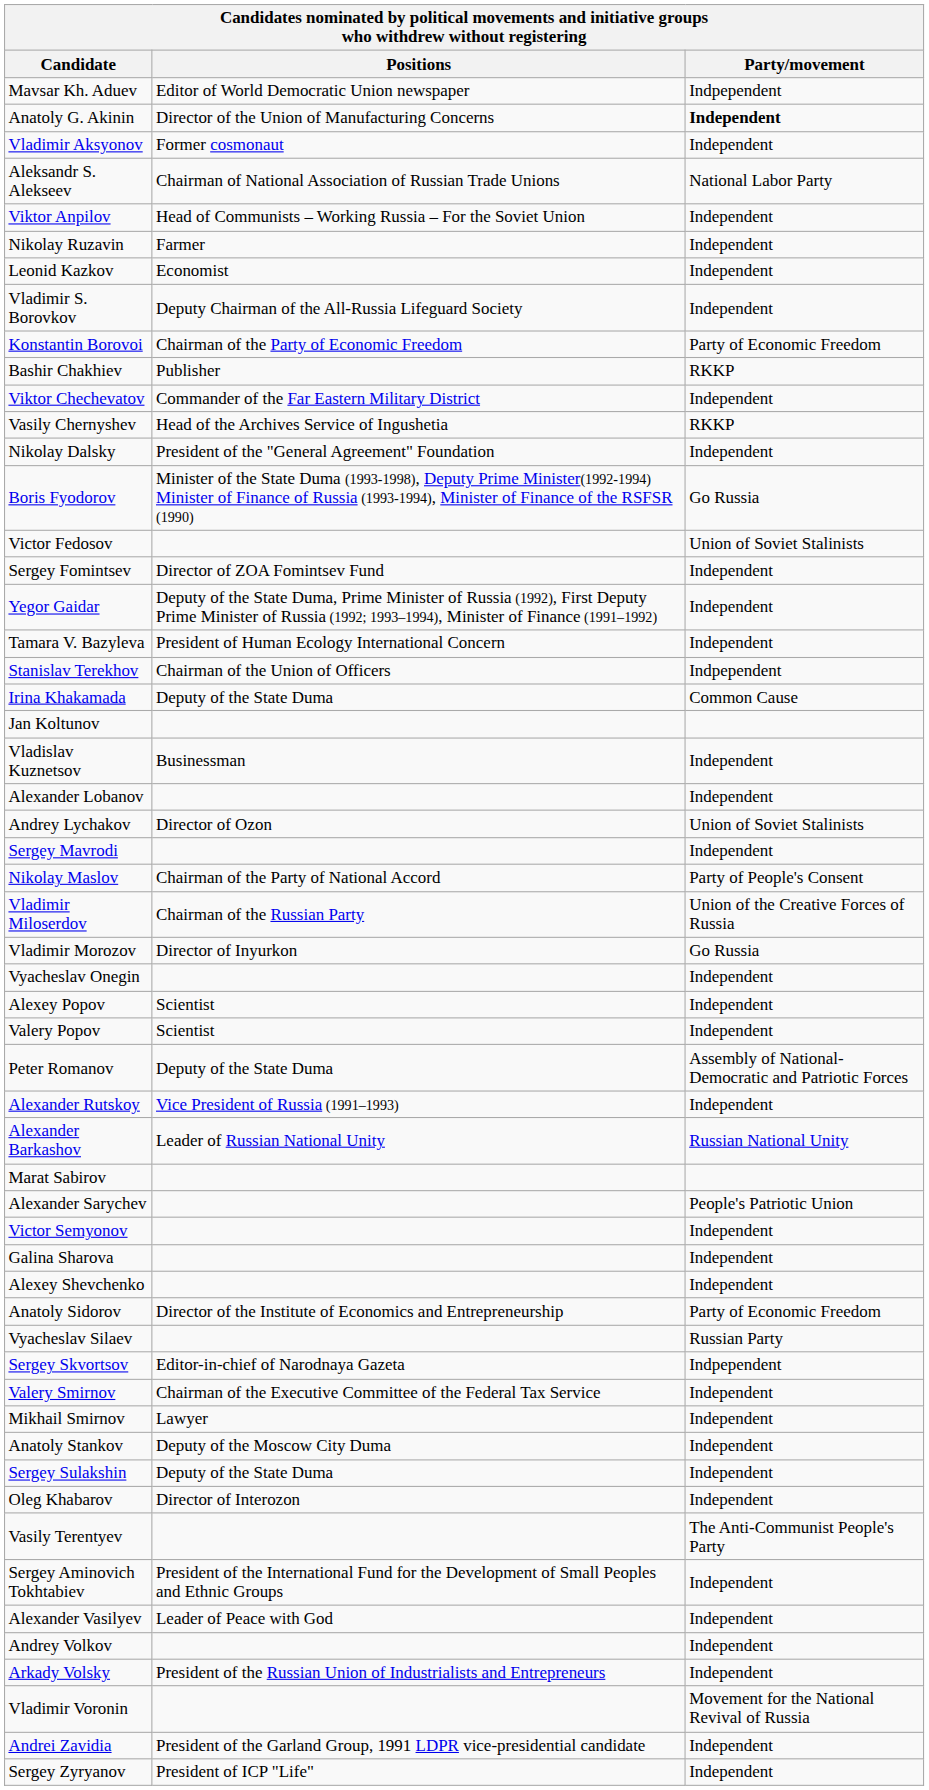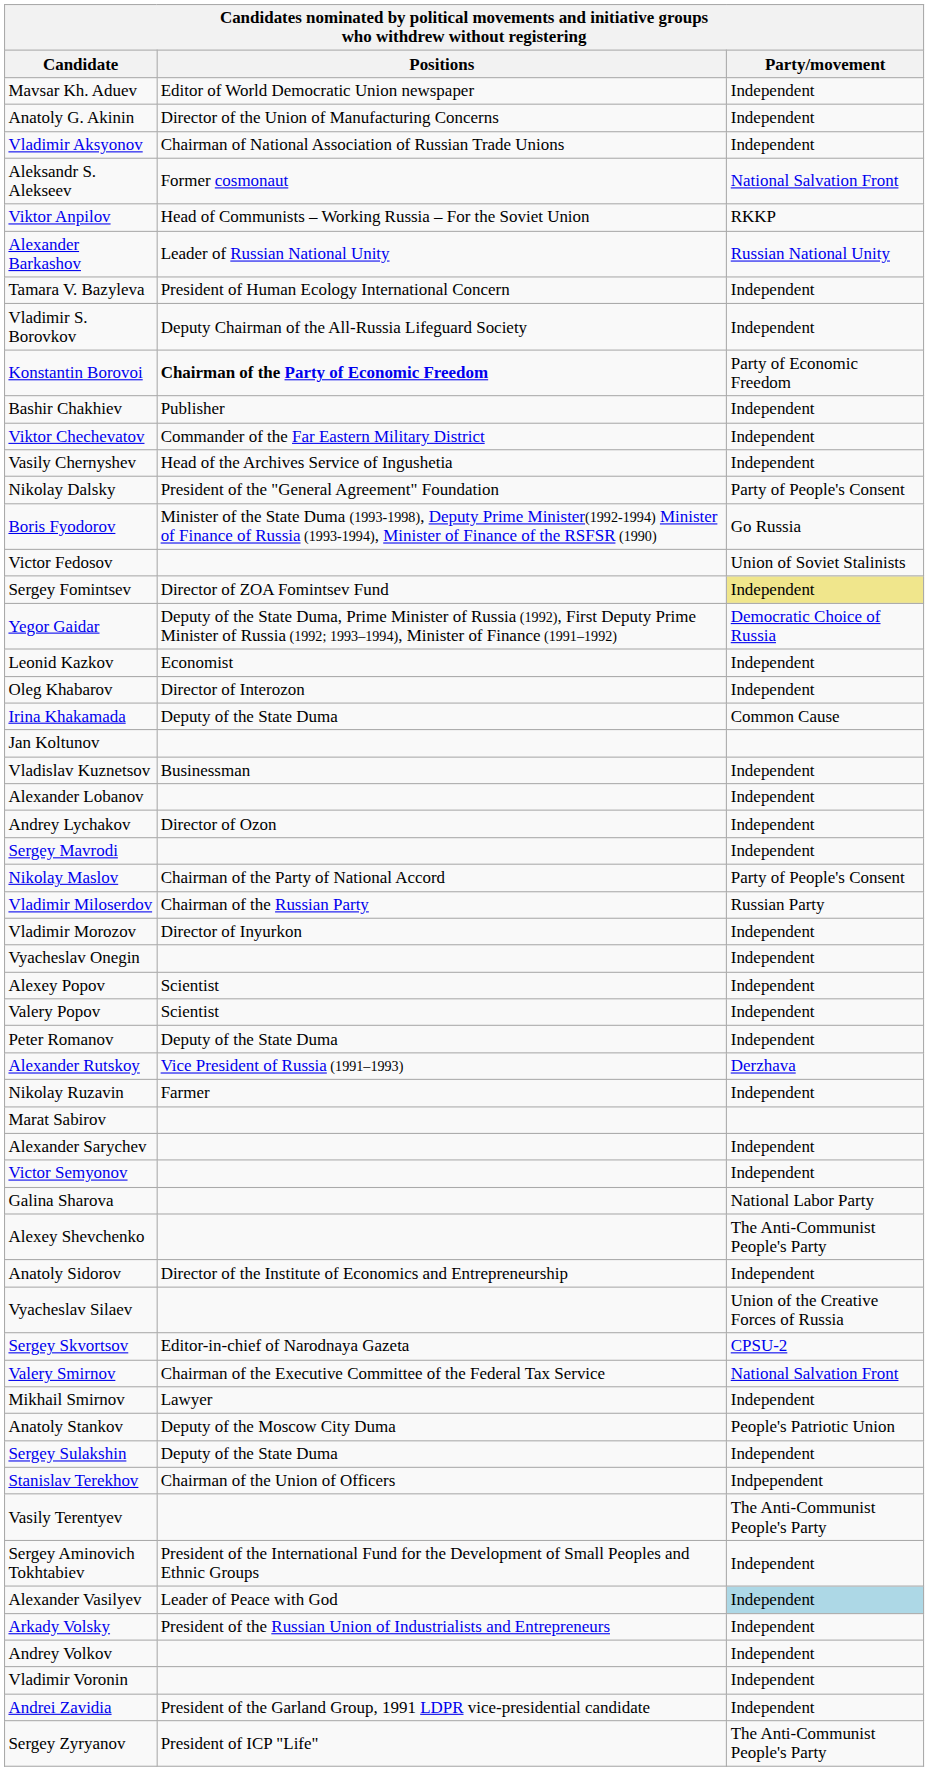(735, 90) Indpependent -> (773, 90) Independent
(735, 117) bold -> (773, 117) normal
(220, 144) Former cosmonaut -> (362, 144) Chairman of National Association of Russian Trade Unions
(358, 181) Chairman of National Association of Russian Trade Unions -> (224, 181) Former cosmonaut
(761, 181) National Labor Party -> (815, 181) National Salvation Front
(731, 217) Independent -> (753, 217) RKKP
rows swapped: (45, 1140) <-> (66, 244)
rows swapped: (77, 643) <-> (61, 271)
(309, 344) normal -> (324, 372) bold
(712, 371) RKKP -> (773, 409) Independent
(712, 424) RKKP -> (773, 463) Independent
(731, 451) Independent -> (818, 489) Party of People's Consent
(731, 570) no background -> (773, 589) khaki background
(731, 607) Independent -> (806, 626) Democratic Choice of Russia
rows swapped: (60, 1499) <-> (73, 670)
(777, 823) Union of Soviet Stalinists -> (773, 823) Independent
(797, 914) Union of the Creative Forces of Russia -> (778, 904) Russian Party
(724, 950) Go Russia -> (773, 931) Independent
(799, 1067) Assembly of National-Democratic and Patriotic Forces -> (773, 1039) Independent
(731, 1104) Independent -> (763, 1066) Derzhava
(771, 1203) People's Patriotic Union -> (773, 1146) Independent
(731, 1257) Independent -> (802, 1200) National Labor Party
(731, 1284) Independent -> (803, 1236) The Anti-Communist People's Party
(785, 1311) Party of Economic Freedom -> (773, 1273) Independent
(736, 1338) Russian Party -> (804, 1309) Union of the Creative Forces of Russia
(735, 1365) Indpependent -> (759, 1346) CPSU-2
(731, 1392) Independent -> (815, 1373) National Salvation Front
(731, 1446) Independent -> (813, 1426) People's Patriotic Union
(731, 1618) no background -> (773, 1599) lightblue background
rows swapped: (60, 1645) <-> (59, 1672)
(782, 1708) Movement for the National Revival of Russia -> (773, 1680) Independent
(731, 1772) Independent -> (803, 1743) The Anti-Communist People's Party
